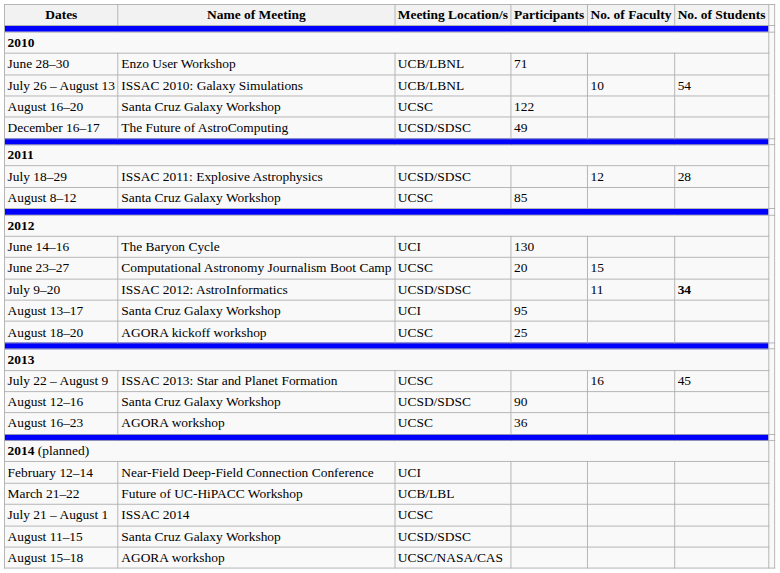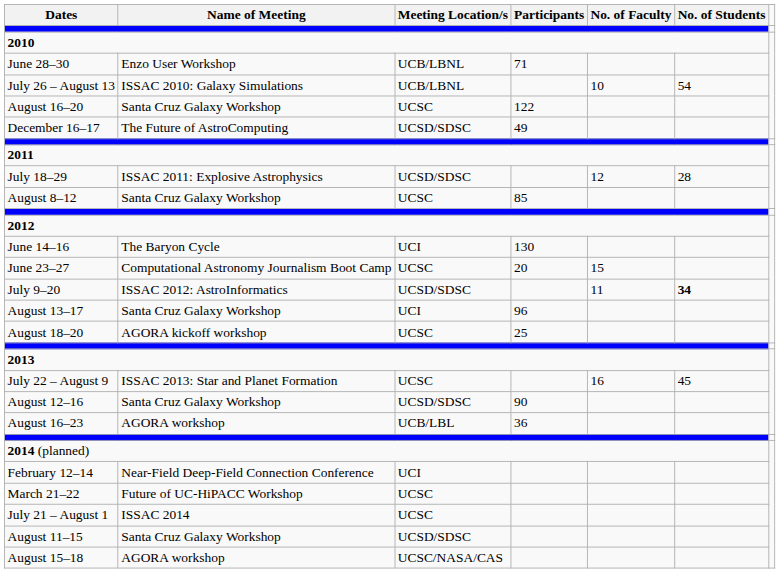(521, 310) 95 -> (521, 310) 96
(415, 423) UCSC -> (426, 423) UCB/LBL
(426, 493) UCB/LBL -> (415, 493) UCSC
